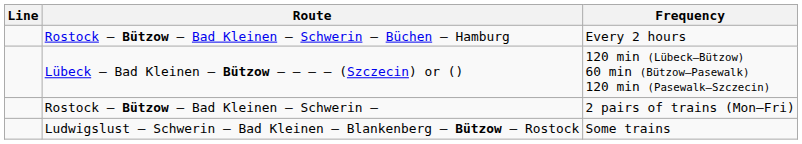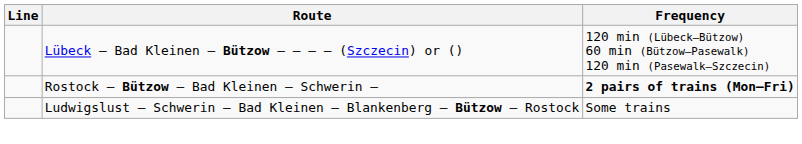- row: (277, 36)
(690, 108) normal -> (690, 87) bold
